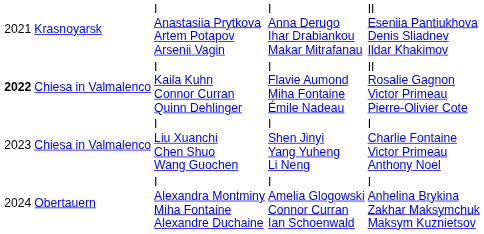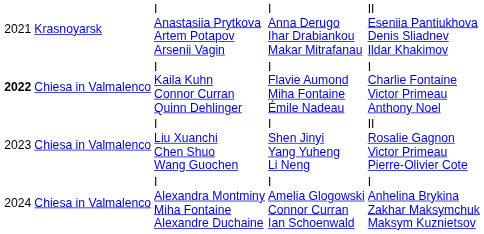(418, 87) II Rosalie Gagnon Victor Primeau Pierre-Olivier Cote -> (412, 87) I Charlie Fontaine Victor Primeau Anthony Noel
(412, 145) I Charlie Fontaine Victor Primeau Anthony Noel -> (418, 145) II Rosalie Gagnon Victor Primeau Pierre-Olivier Cote
(65, 203) Obertauern -> (93, 203) Chiesa in Valmalenco
